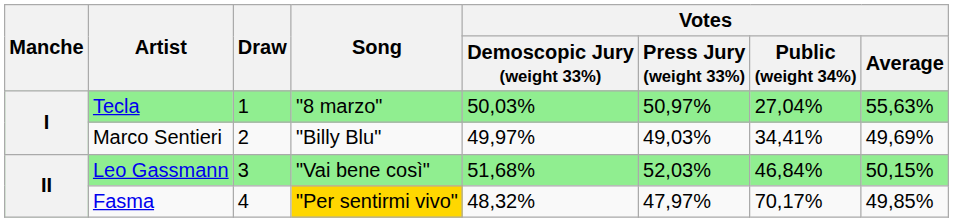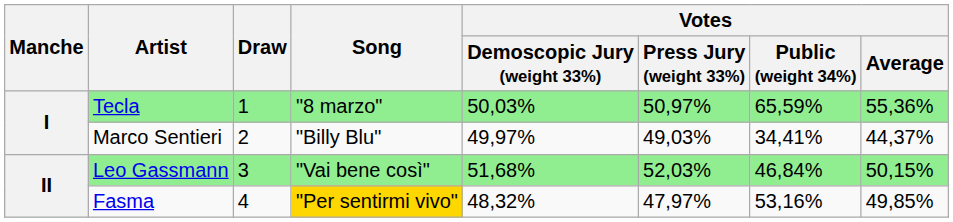(789, 106) 27,04% -> (789, 106) 65,59%
(900, 106) 55,63% -> (900, 106) 55,36%
(900, 138) 49,69% -> (900, 138) 44,37%
(789, 201) 70,17% -> (789, 201) 53,16%
